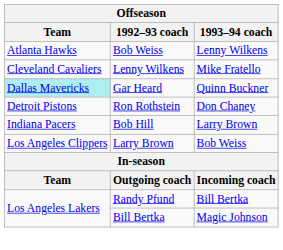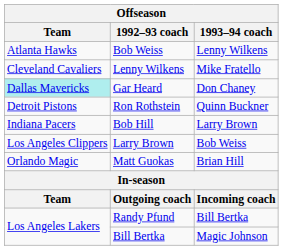(232, 87) Quinn Buckner -> (226, 87) Don Chaney
(226, 106) Don Chaney -> (232, 106) Quinn Buckner
+ row: (143, 161)
